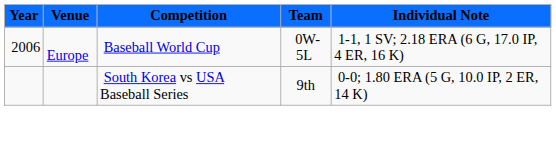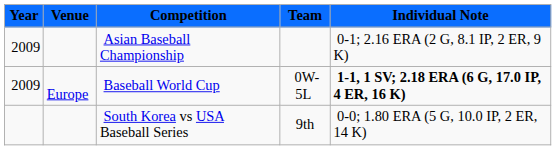+ row: (145, 46)
(24, 46) 2006 -> (24, 85) 2009
(436, 46) normal -> (437, 85) bold
